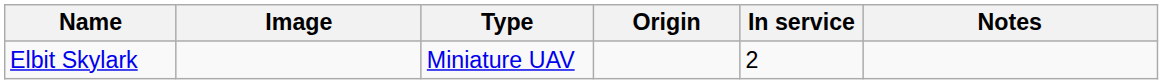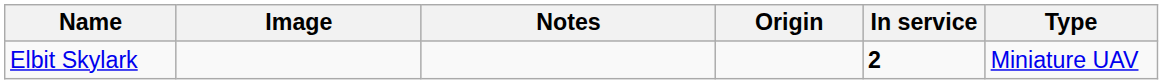columns swapped: (507, 22) <-> (1010, 22)
(752, 59) normal -> (875, 59) bold
